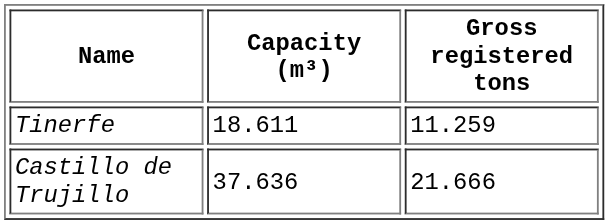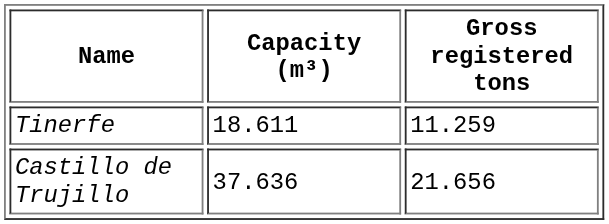(453, 182) 21.666 -> (453, 182) 21.656
